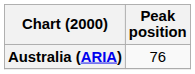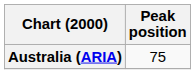(158, 56) 76 -> (158, 56) 75
